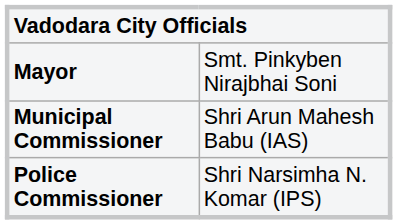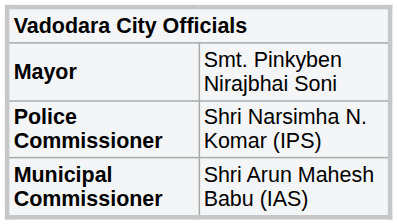rows swapped: (88, 129) <-> (88, 187)
